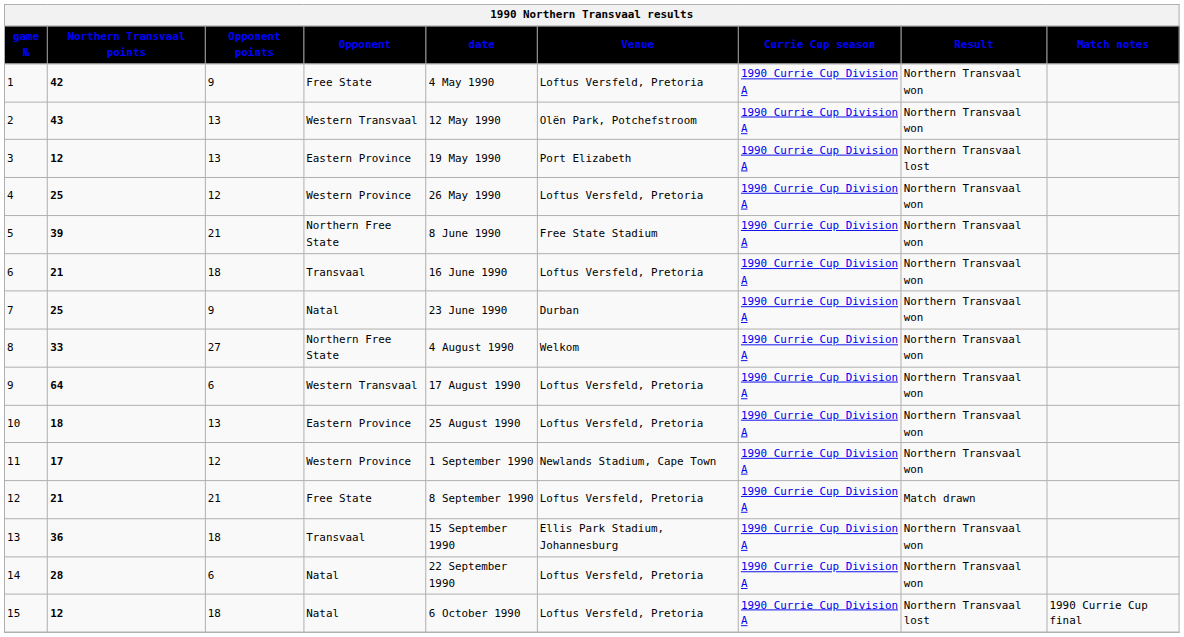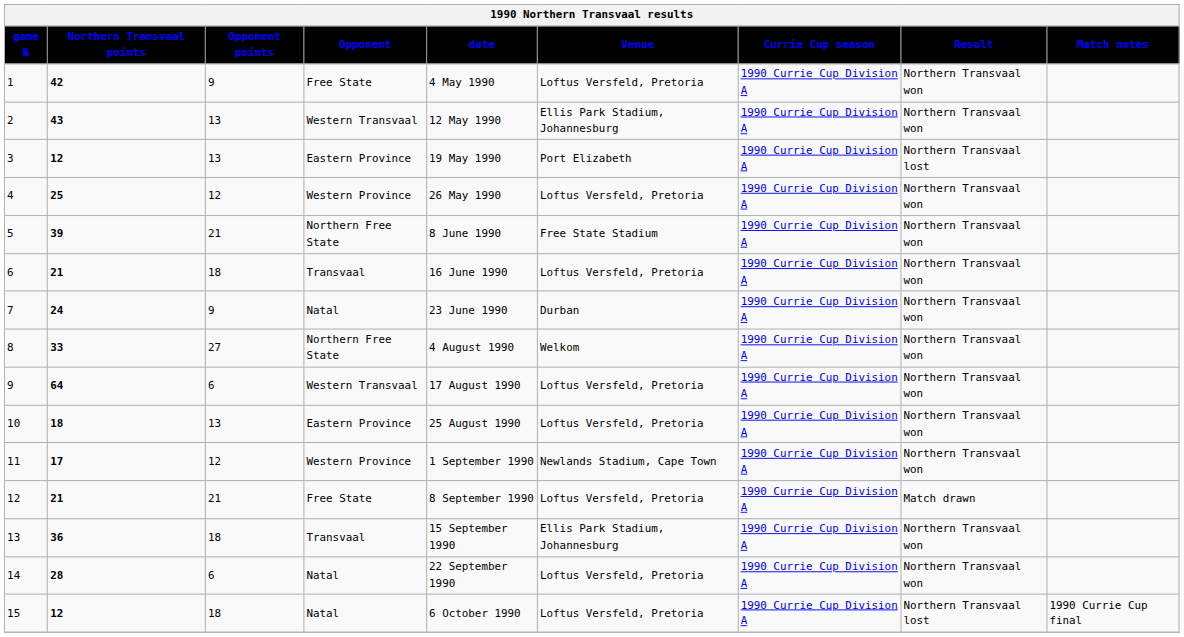(618, 120) Olën Park, Potchefstroom -> (602, 120) Ellis Park Stadium, Johannesburg
(57, 309) 25 -> (57, 309) 24
